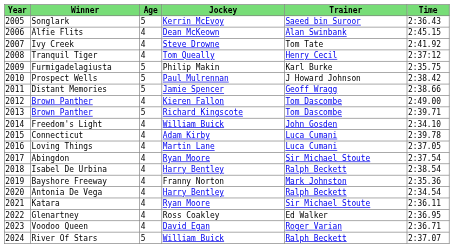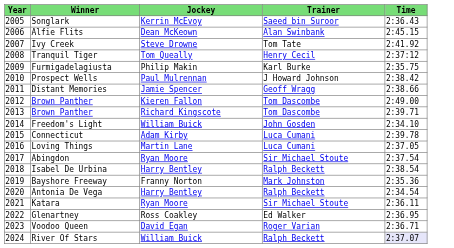- column: (151, 10)
(425, 238) no background -> (402, 238) lavender background
